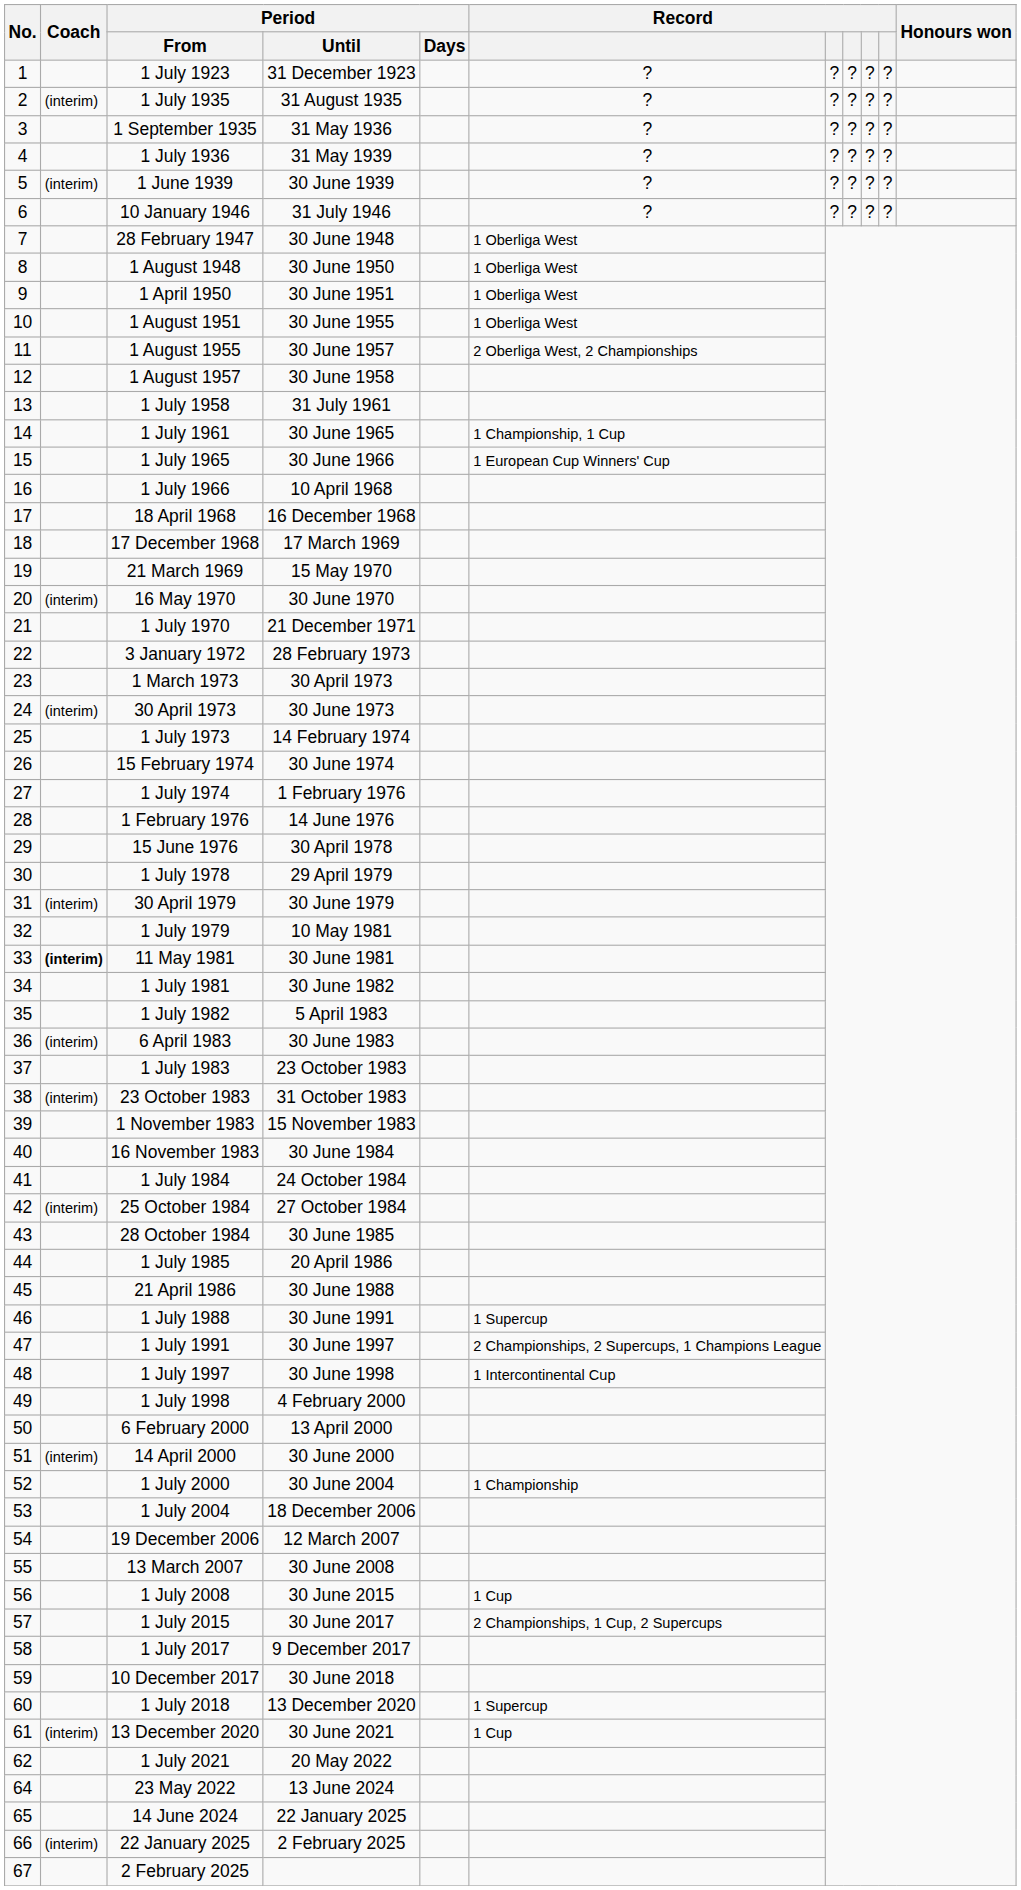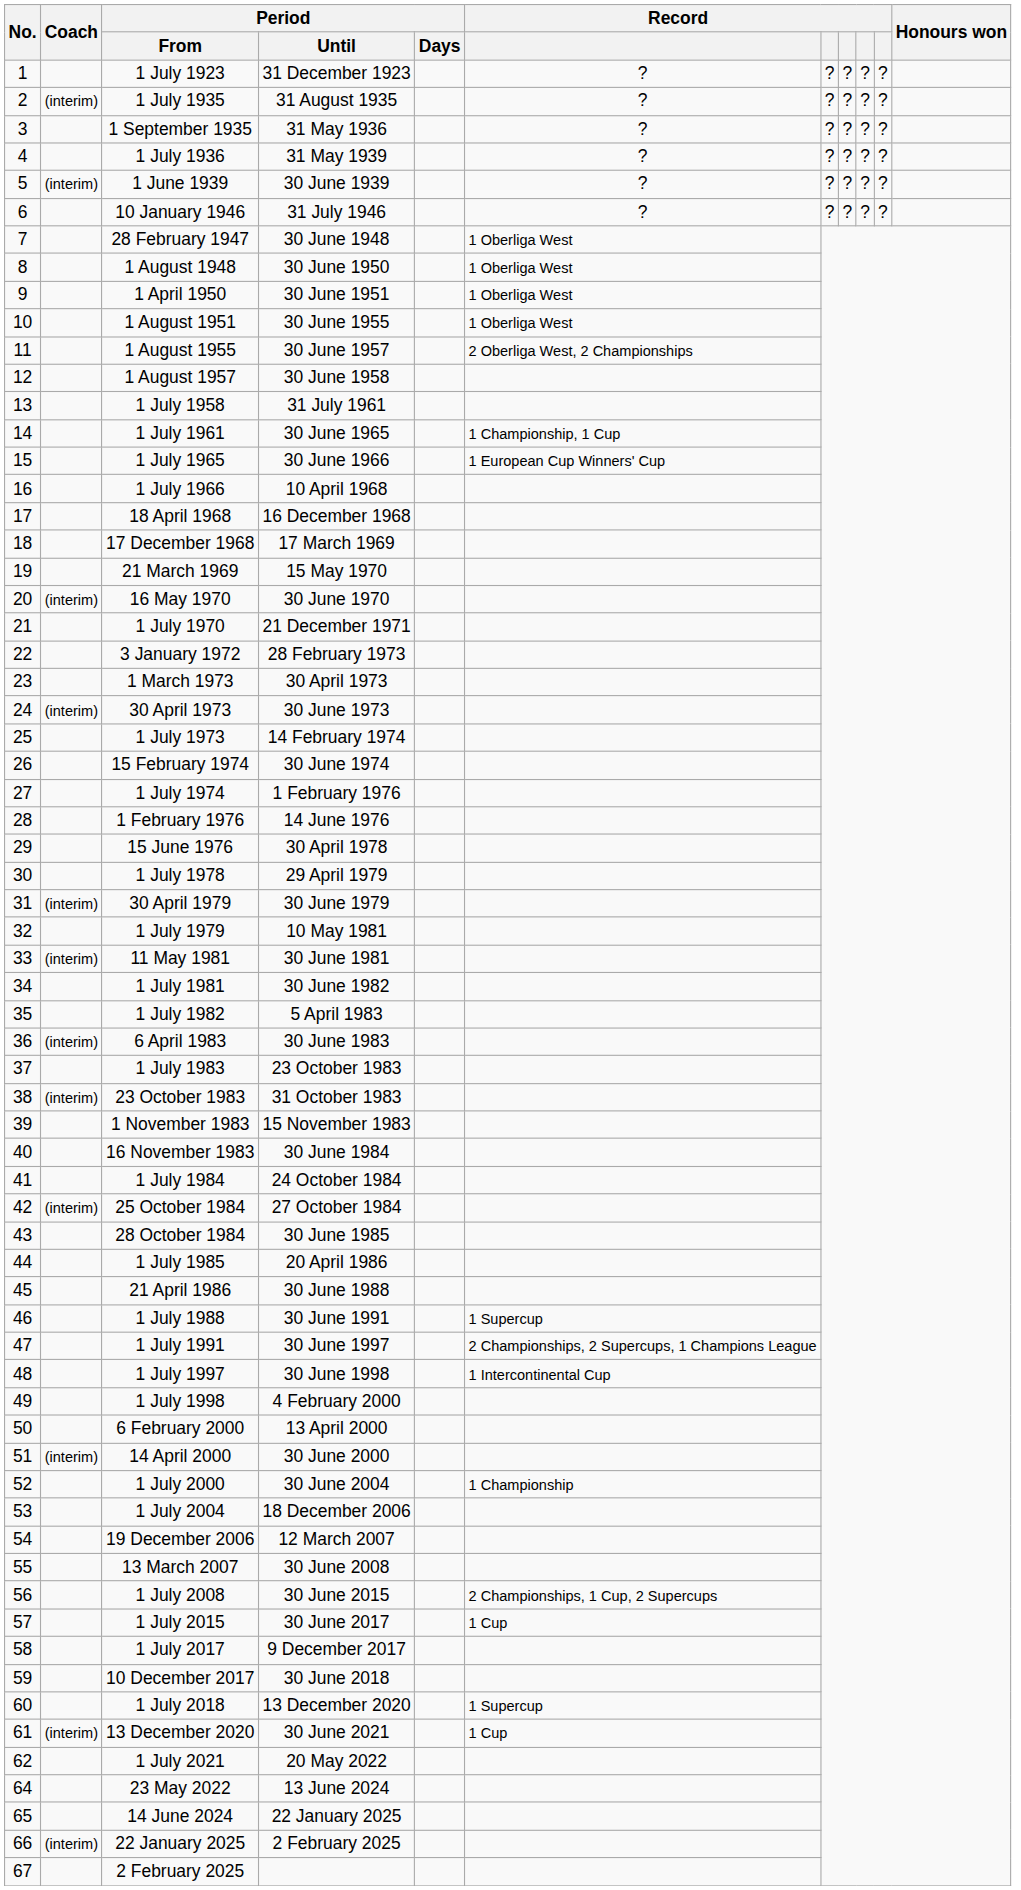(74, 958) bold -> (71, 959) normal
(493, 1595) 1 Cup -> (593, 1595) 2 Championships, 1 Cup, 2 Supercups
(598, 1623) 2 Championships, 1 Cup, 2 Supercups -> (488, 1623) 1 Cup
